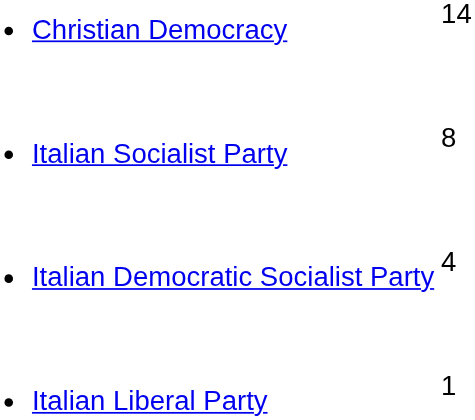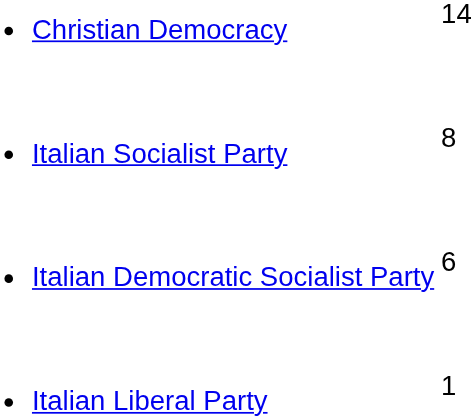(456, 262) 4 -> (456, 262) 6
